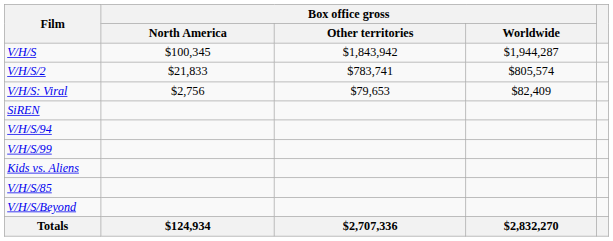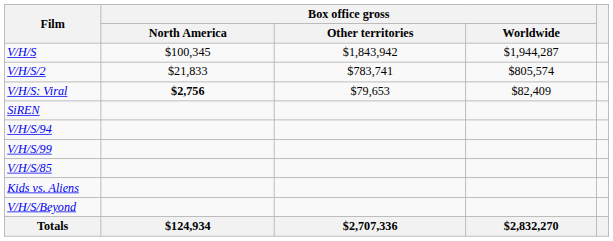(188, 91) normal -> (188, 91) bold
rows swapped: (43, 168) <-> (29, 187)
